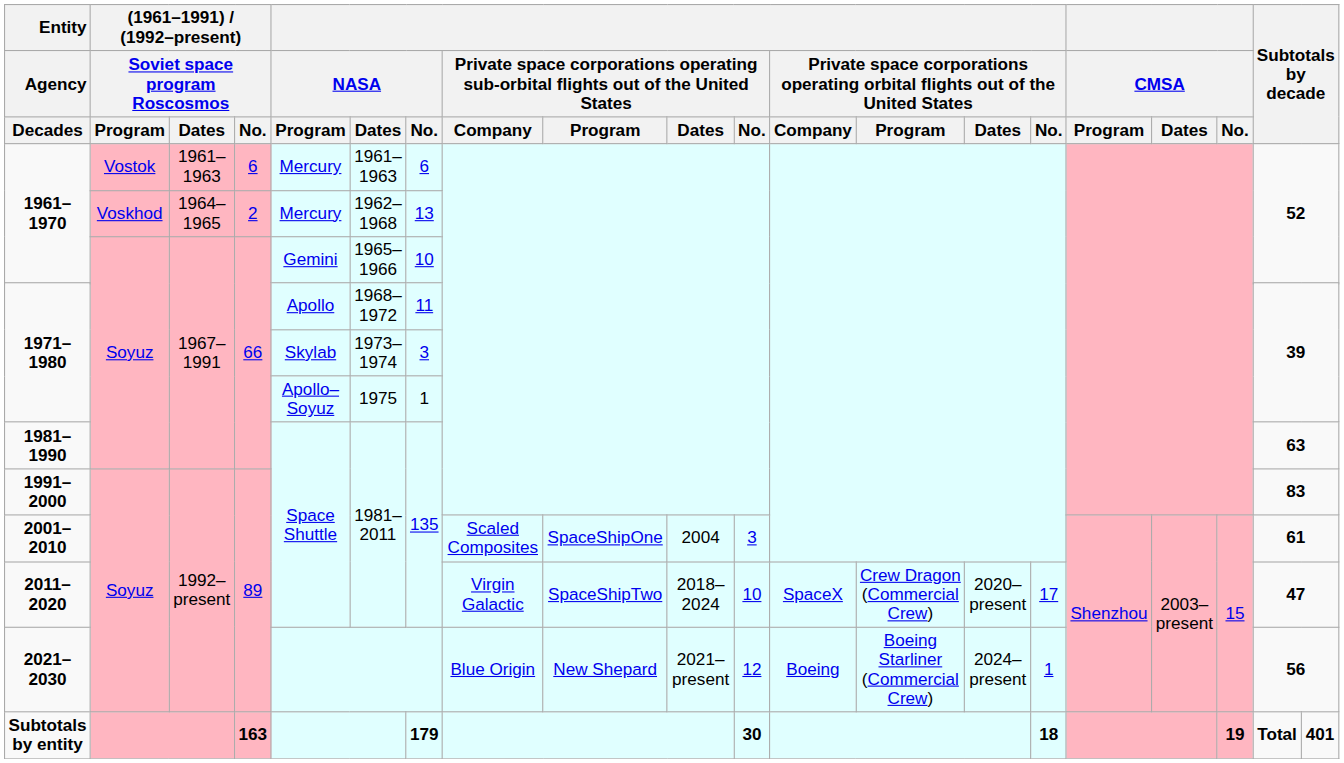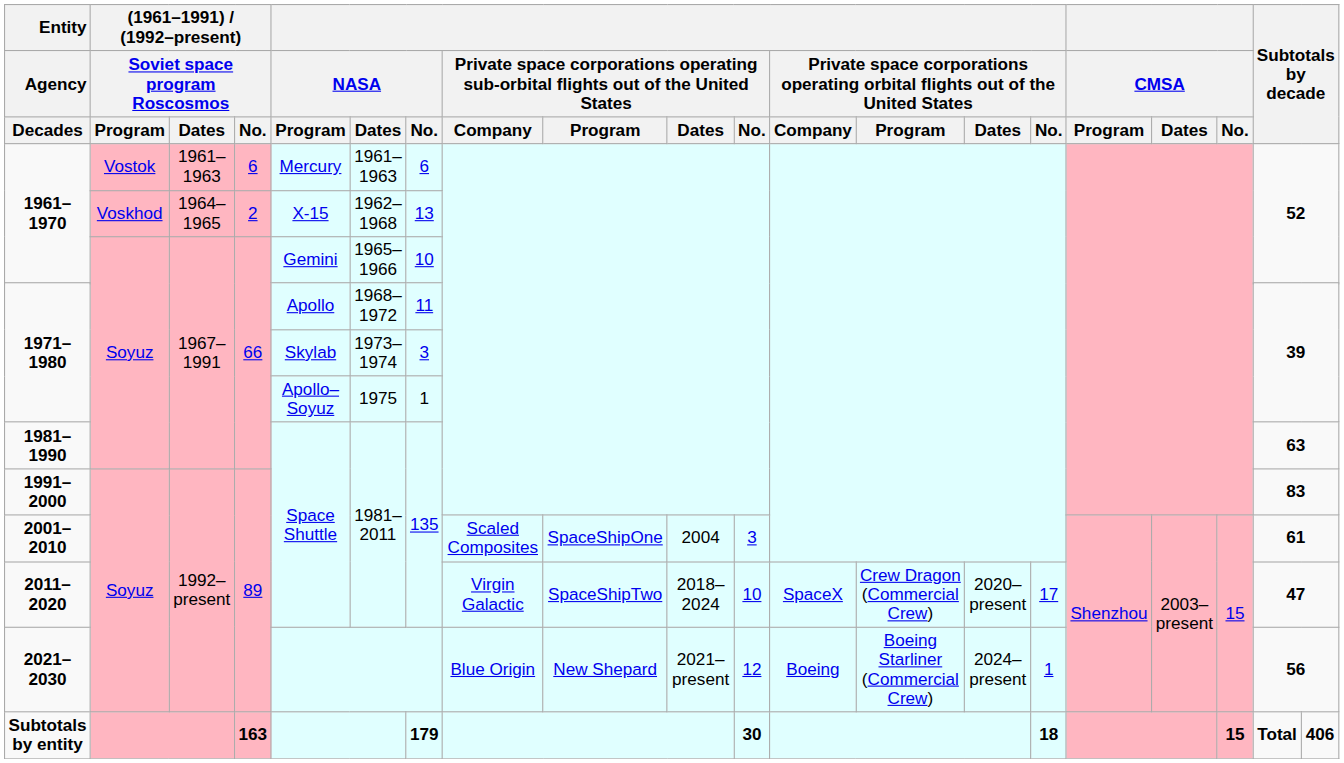(310, 213) Mercury -> (310, 213) X-15
(1235, 735) 19 -> (1235, 735) 15
(1320, 735) 401 -> (1320, 735) 406
